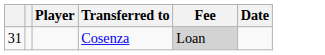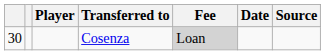+ column: (296, 15)
(15, 38) 31 -> (15, 38) 30
